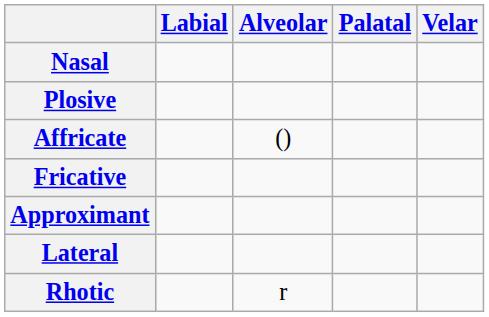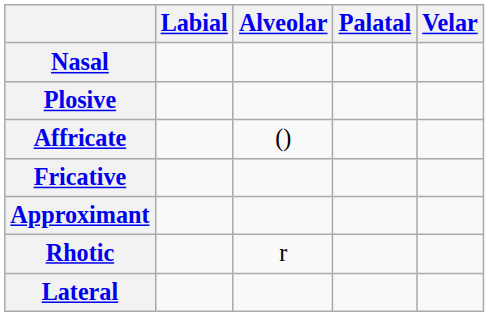rows swapped: (80, 291) <-> (80, 253)
